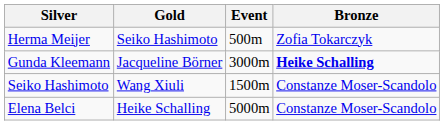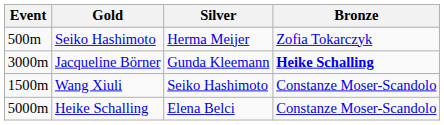columns swapped: (249, 16) <-> (59, 16)
